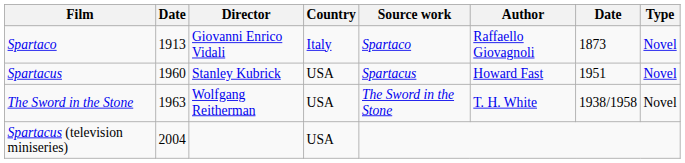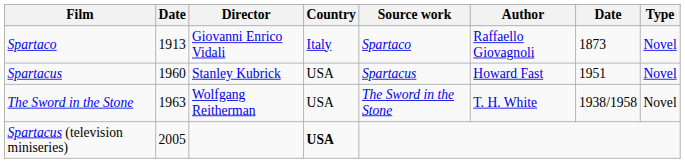(172, 139) 2004 -> (172, 139) 2005
(320, 139) normal -> (320, 139) bold
